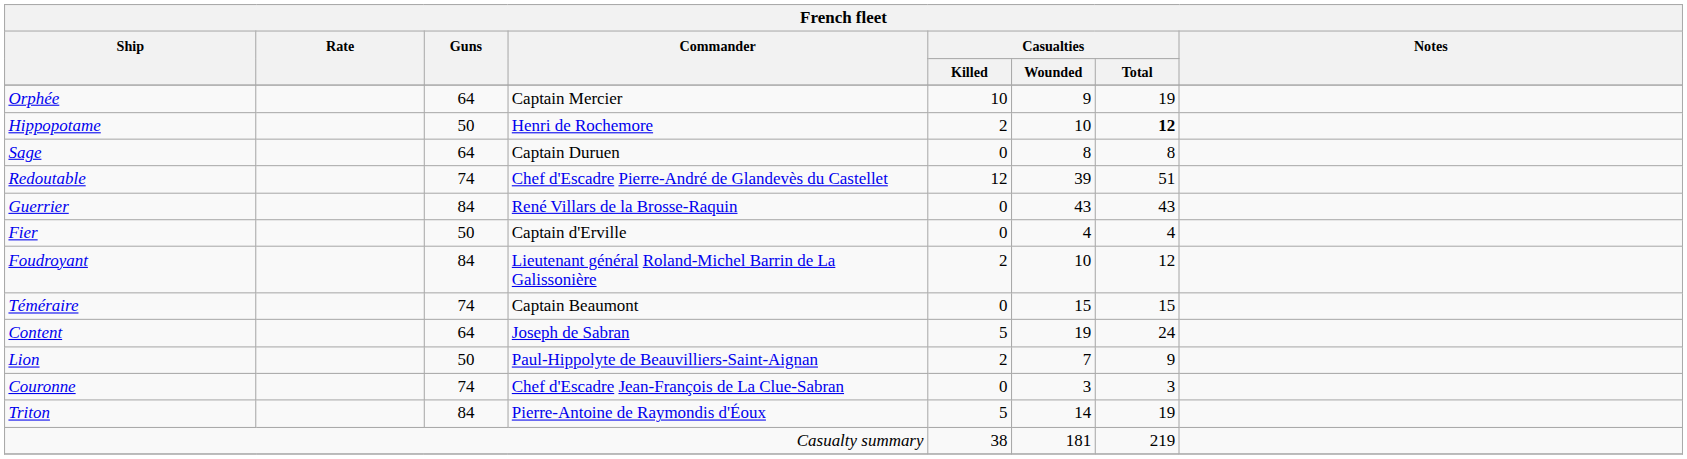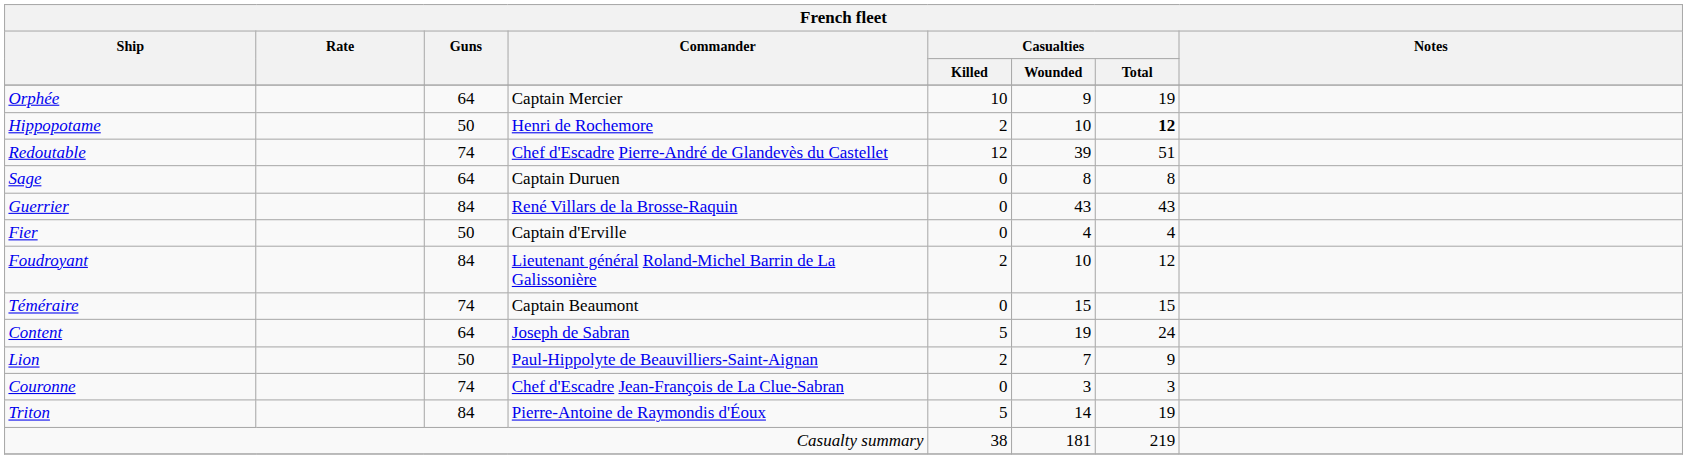rows swapped: (47, 179) <-> (25, 152)
